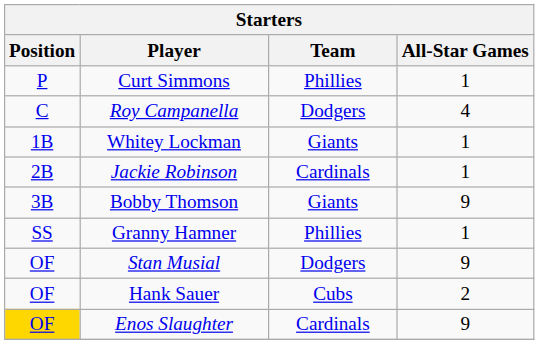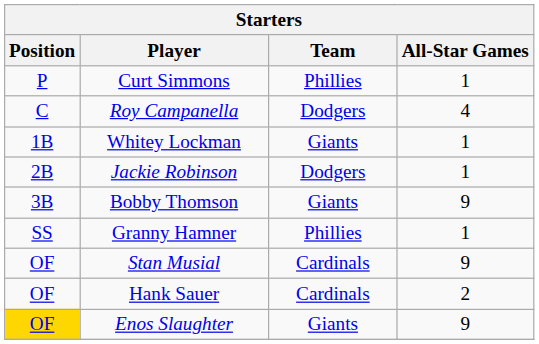(333, 171) Cardinals -> (333, 171) Dodgers
(333, 263) Dodgers -> (333, 263) Cardinals
(333, 293) Cubs -> (333, 293) Cardinals
(333, 324) Cardinals -> (333, 324) Giants
